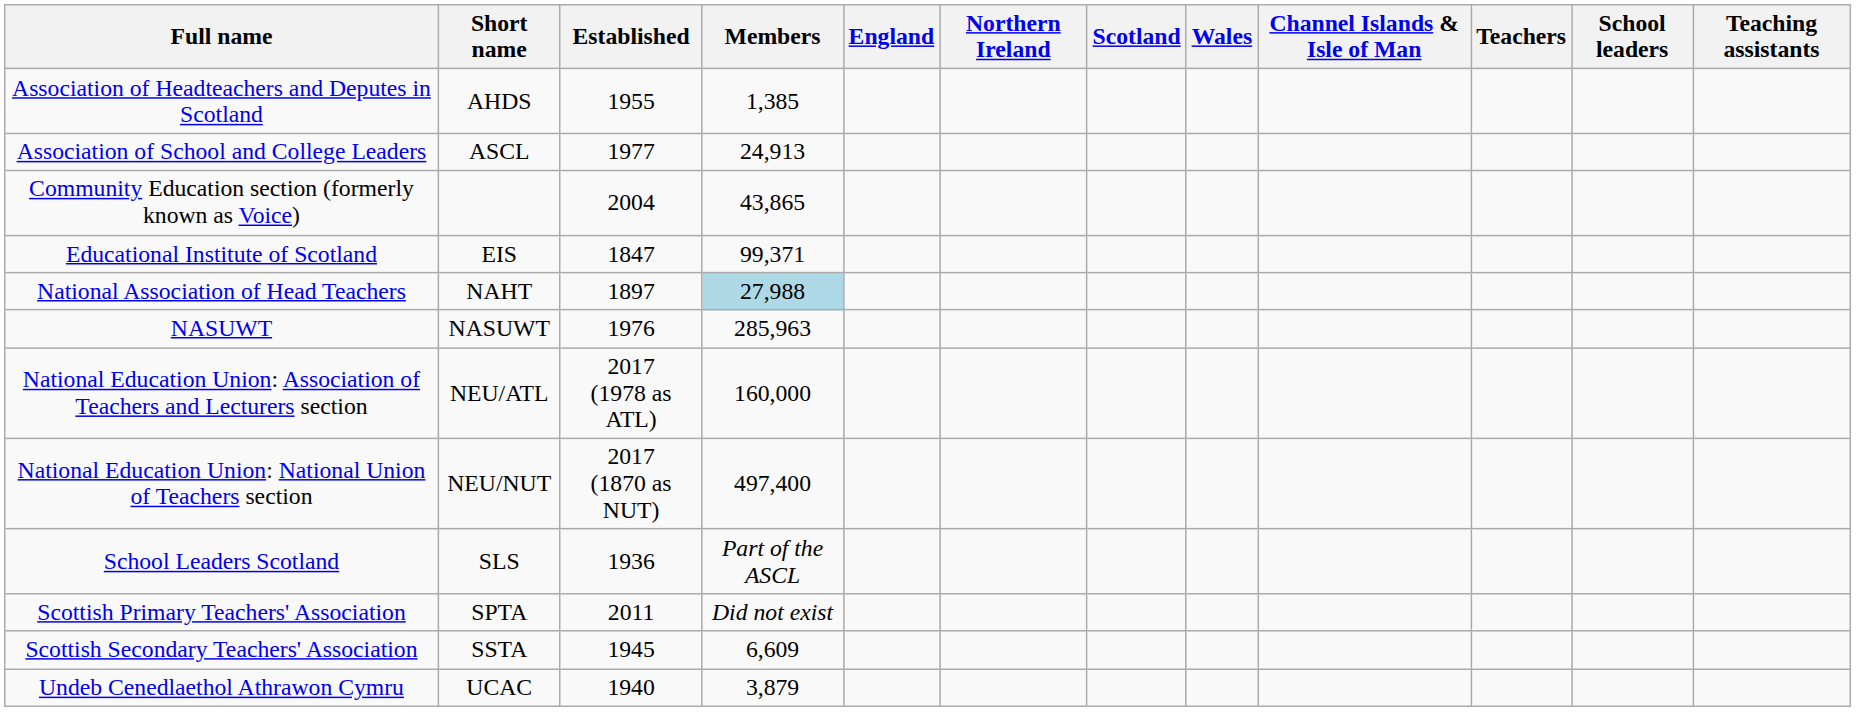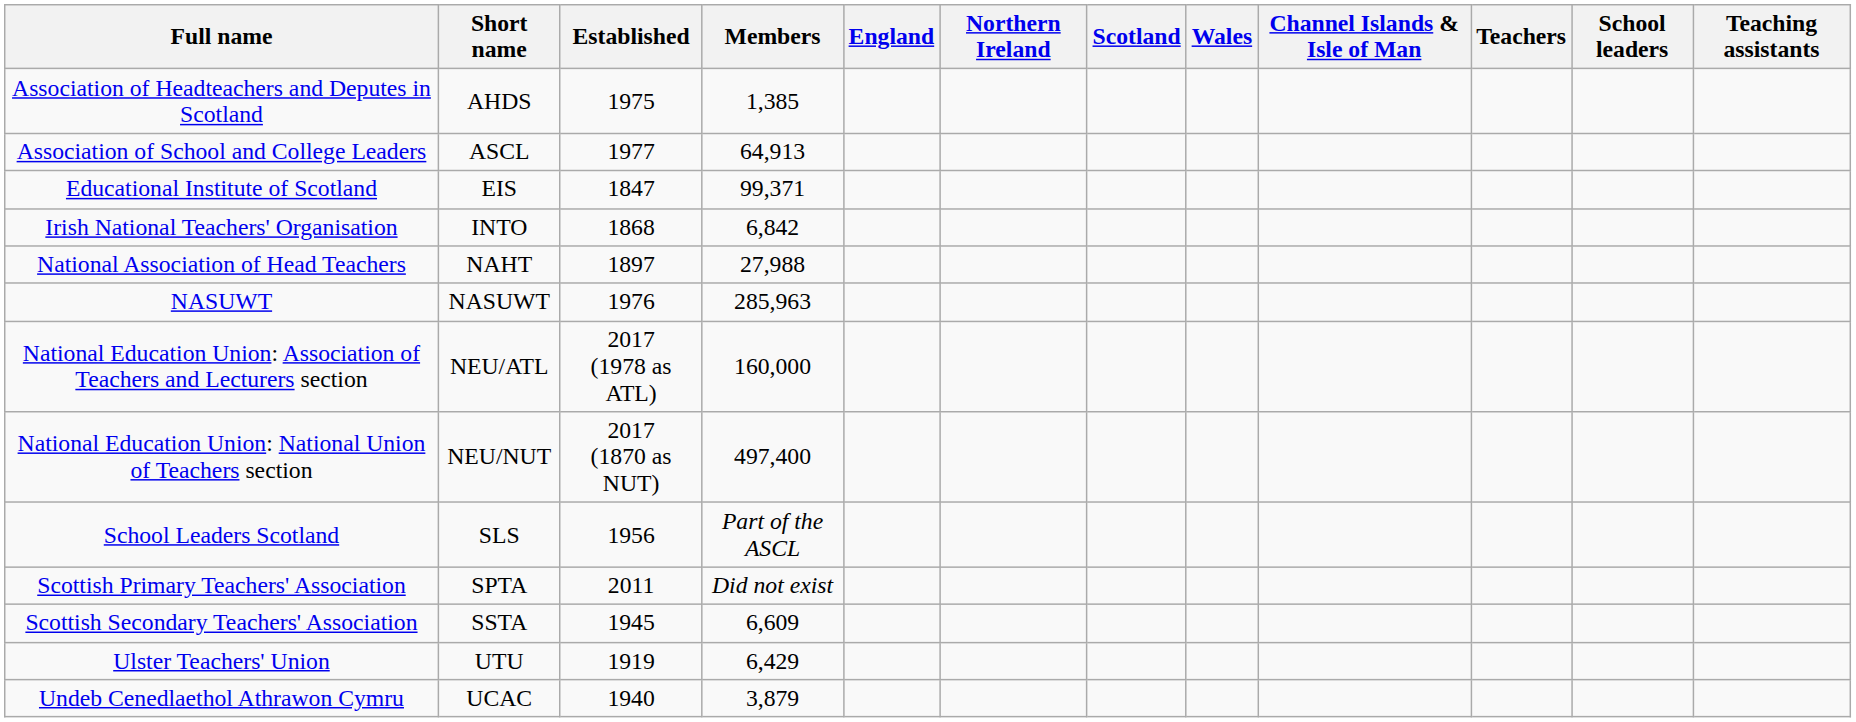(631, 100) 1955 -> (631, 100) 1975
(773, 151) 24,913 -> (773, 151) 64,913
- row: (221, 202)
+ row: (221, 226)
(773, 290) lightblue background -> (773, 264) no background
(631, 561) 1936 -> (631, 534) 1956
+ row: (221, 660)
